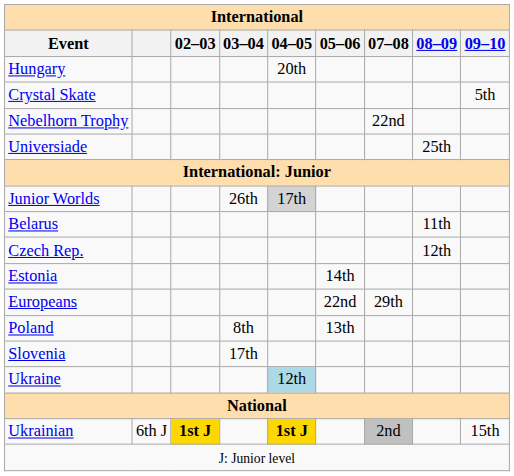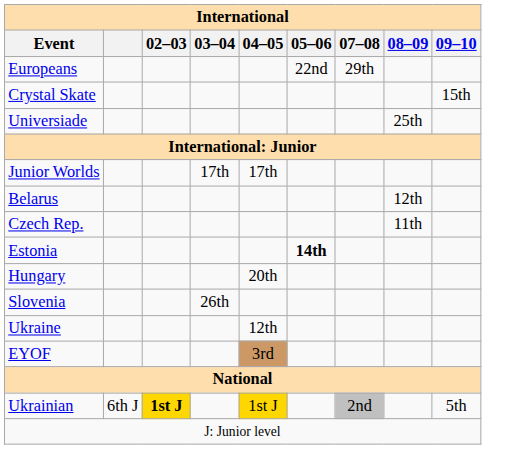rows swapped: (43, 302) <-> (37, 69)
(485, 95) 5th -> (456, 95) 15th
- row: (68, 120)
(243, 198) 26th -> (215, 172) 17th
(292, 198) lightgrey background -> (263, 172) no background
(437, 224) 11th -> (408, 198) 12th
(437, 250) 12th -> (408, 224) 11th
(340, 276) normal -> (311, 250) bold
- row: (31, 328)
(243, 353) 17th -> (215, 302) 26th
(292, 379) lightblue background -> (263, 328) no background
+ row: (30, 353)
(292, 431) bold -> (263, 405) normal
(485, 431) 15th -> (456, 405) 5th
